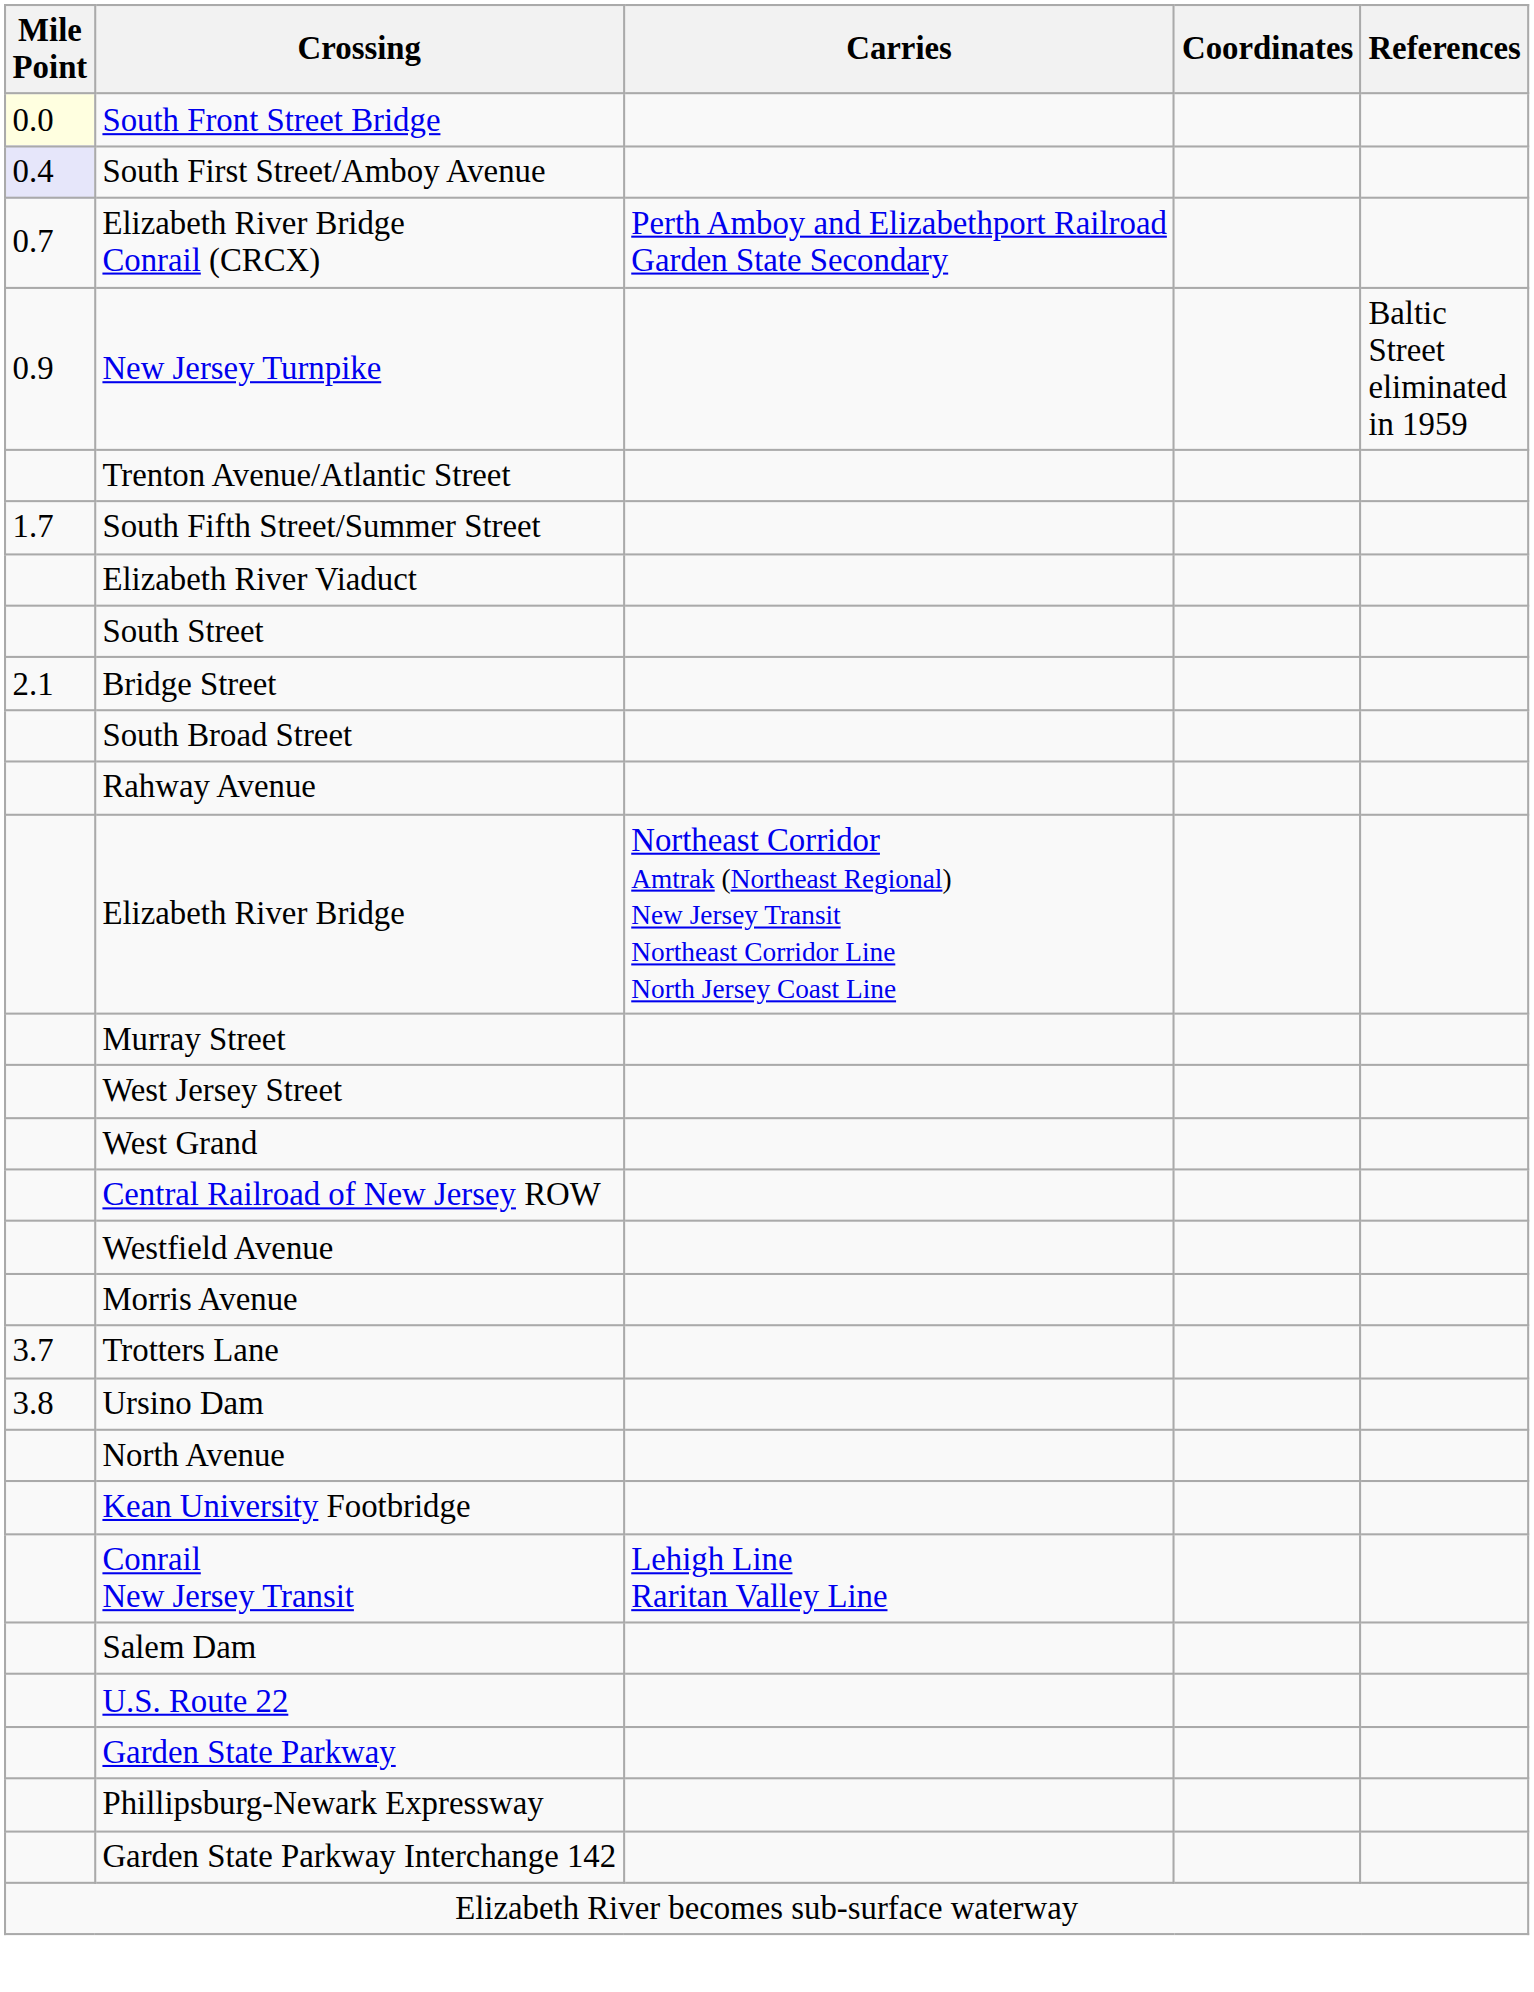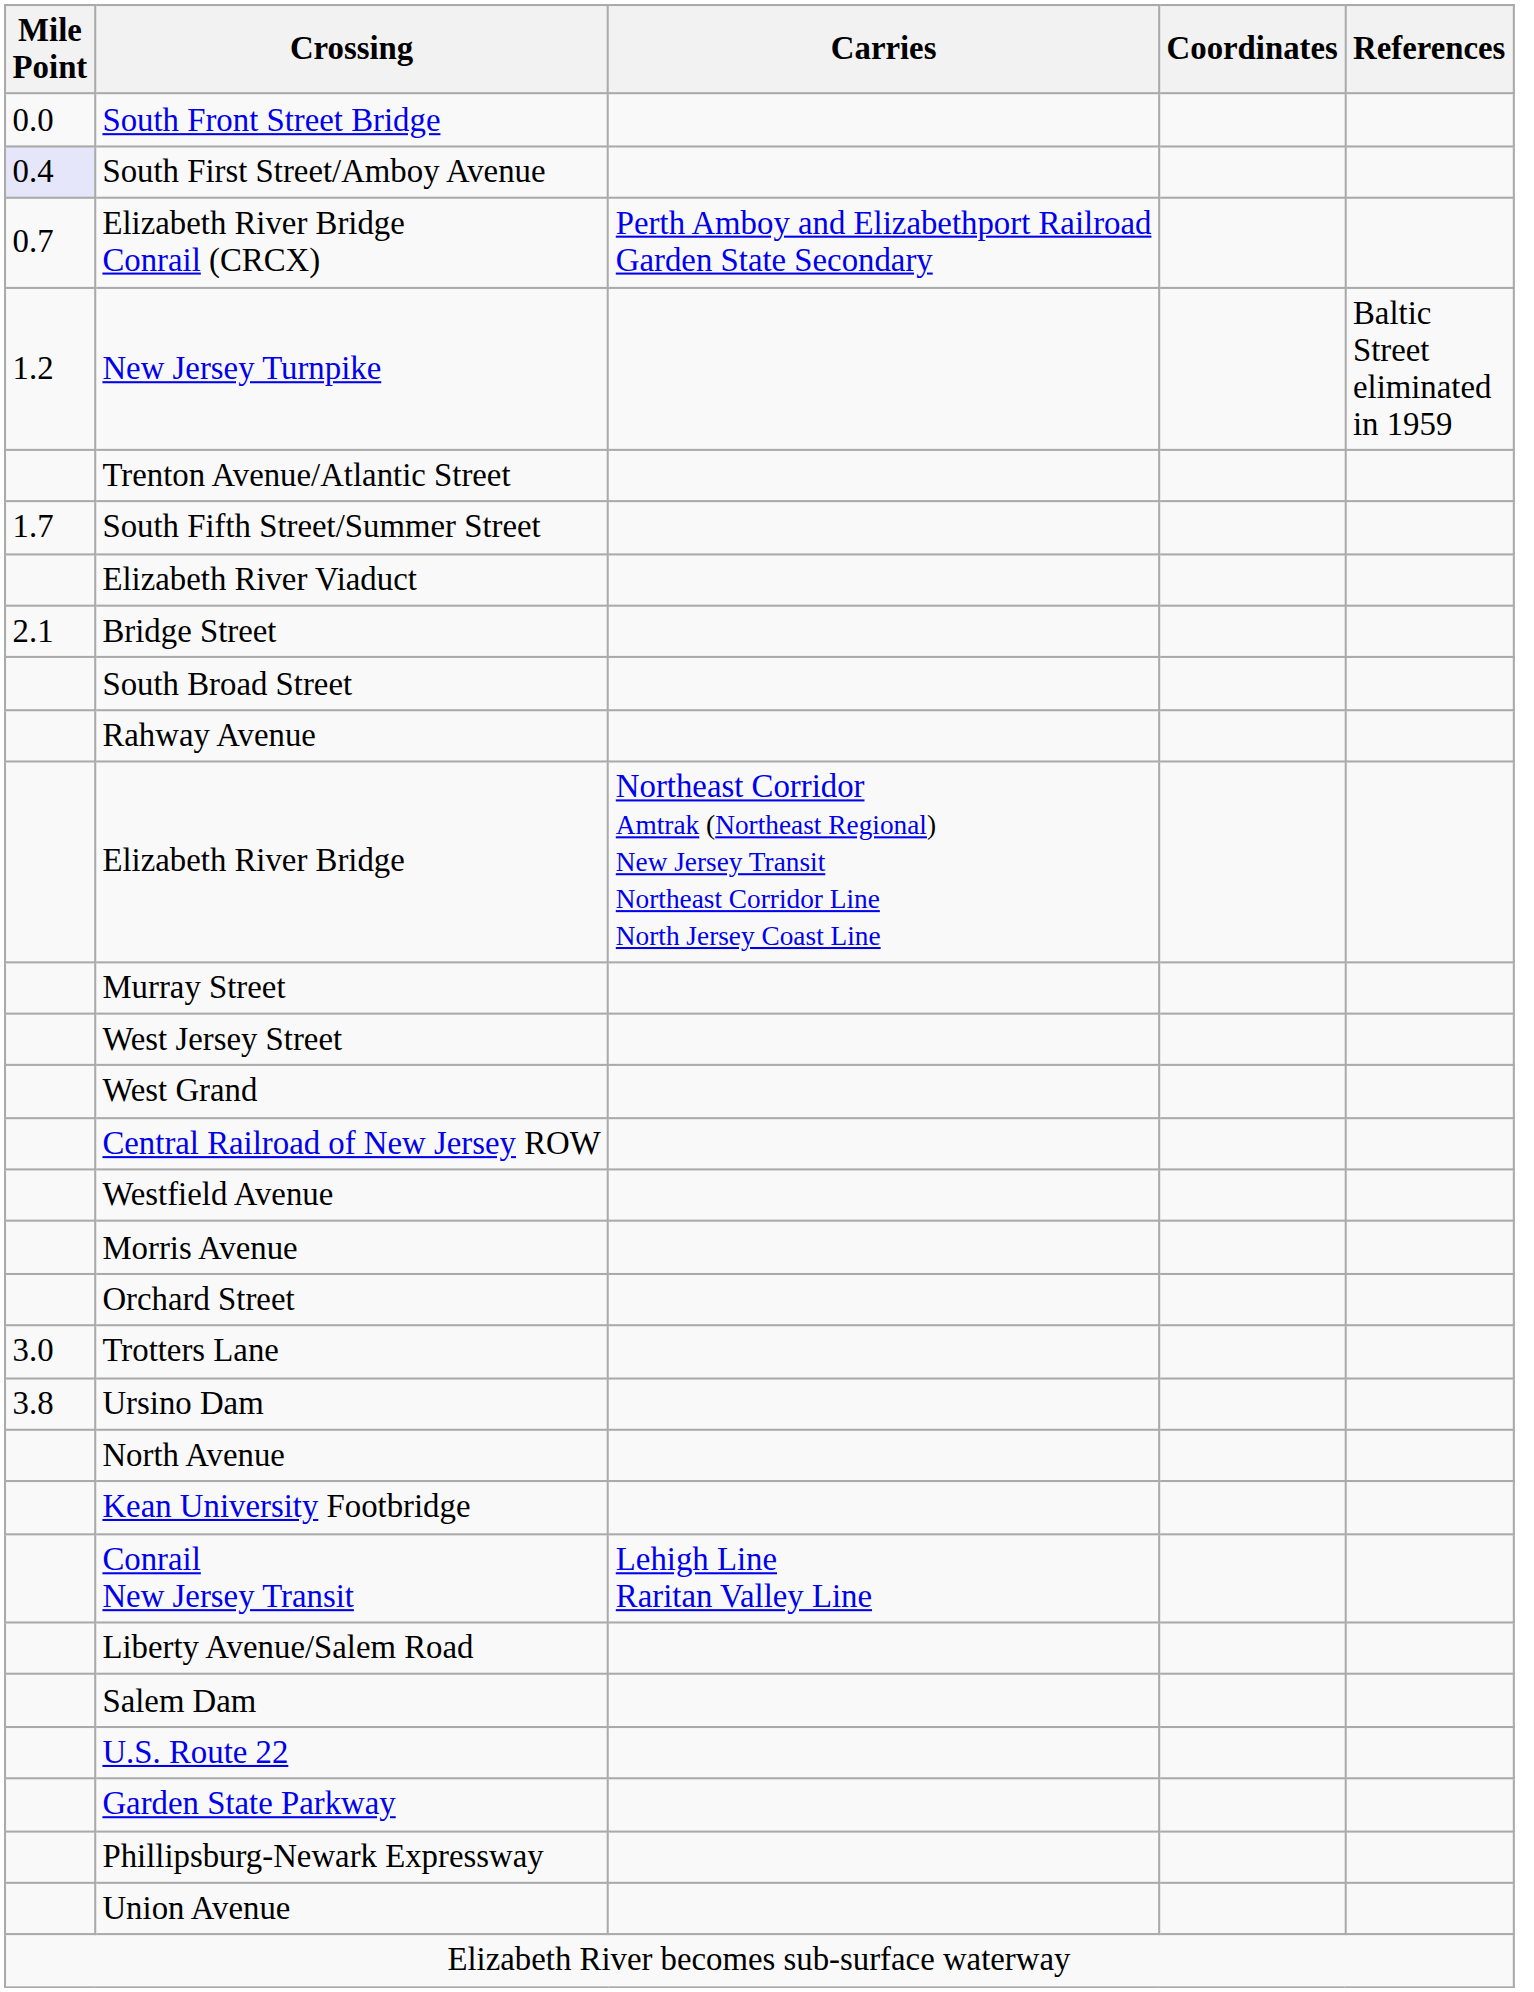(33, 119) lightyellow background -> (33, 119) no background
(33, 367) 0.9 -> (33, 367) 1.2
- row: (183, 631)
+ row: (199, 1298)
(33, 1350) 3.7 -> (33, 1350) 3.0
+ row: (288, 1647)
+ row: (196, 1908)
- row: (359, 1856)
